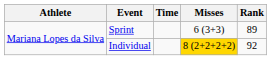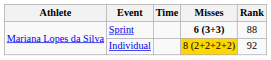(209, 30) normal -> (209, 30) bold
(252, 30) 89 -> (252, 30) 88
